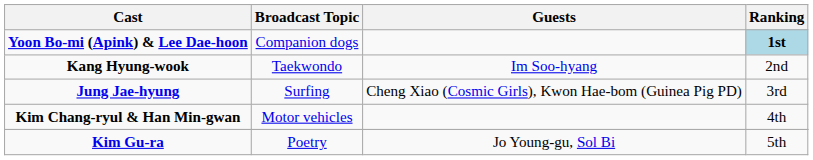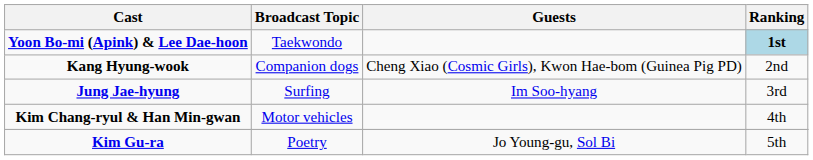(307, 42) Companion dogs -> (307, 42) Taekwondo
(307, 67) Taekwondo -> (307, 67) Companion dogs
(554, 67) Im Soo-hyang -> (554, 67) Cheng Xiao (Cosmic Girls), Kwon Hae-bom (Guinea Pig PD)
(554, 92) Cheng Xiao (Cosmic Girls), Kwon Hae-bom (Guinea Pig PD) -> (554, 92) Im Soo-hyang
